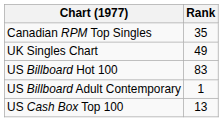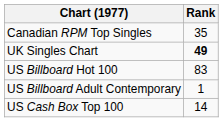(201, 51) normal -> (201, 51) bold
(201, 107) 13 -> (201, 107) 14
